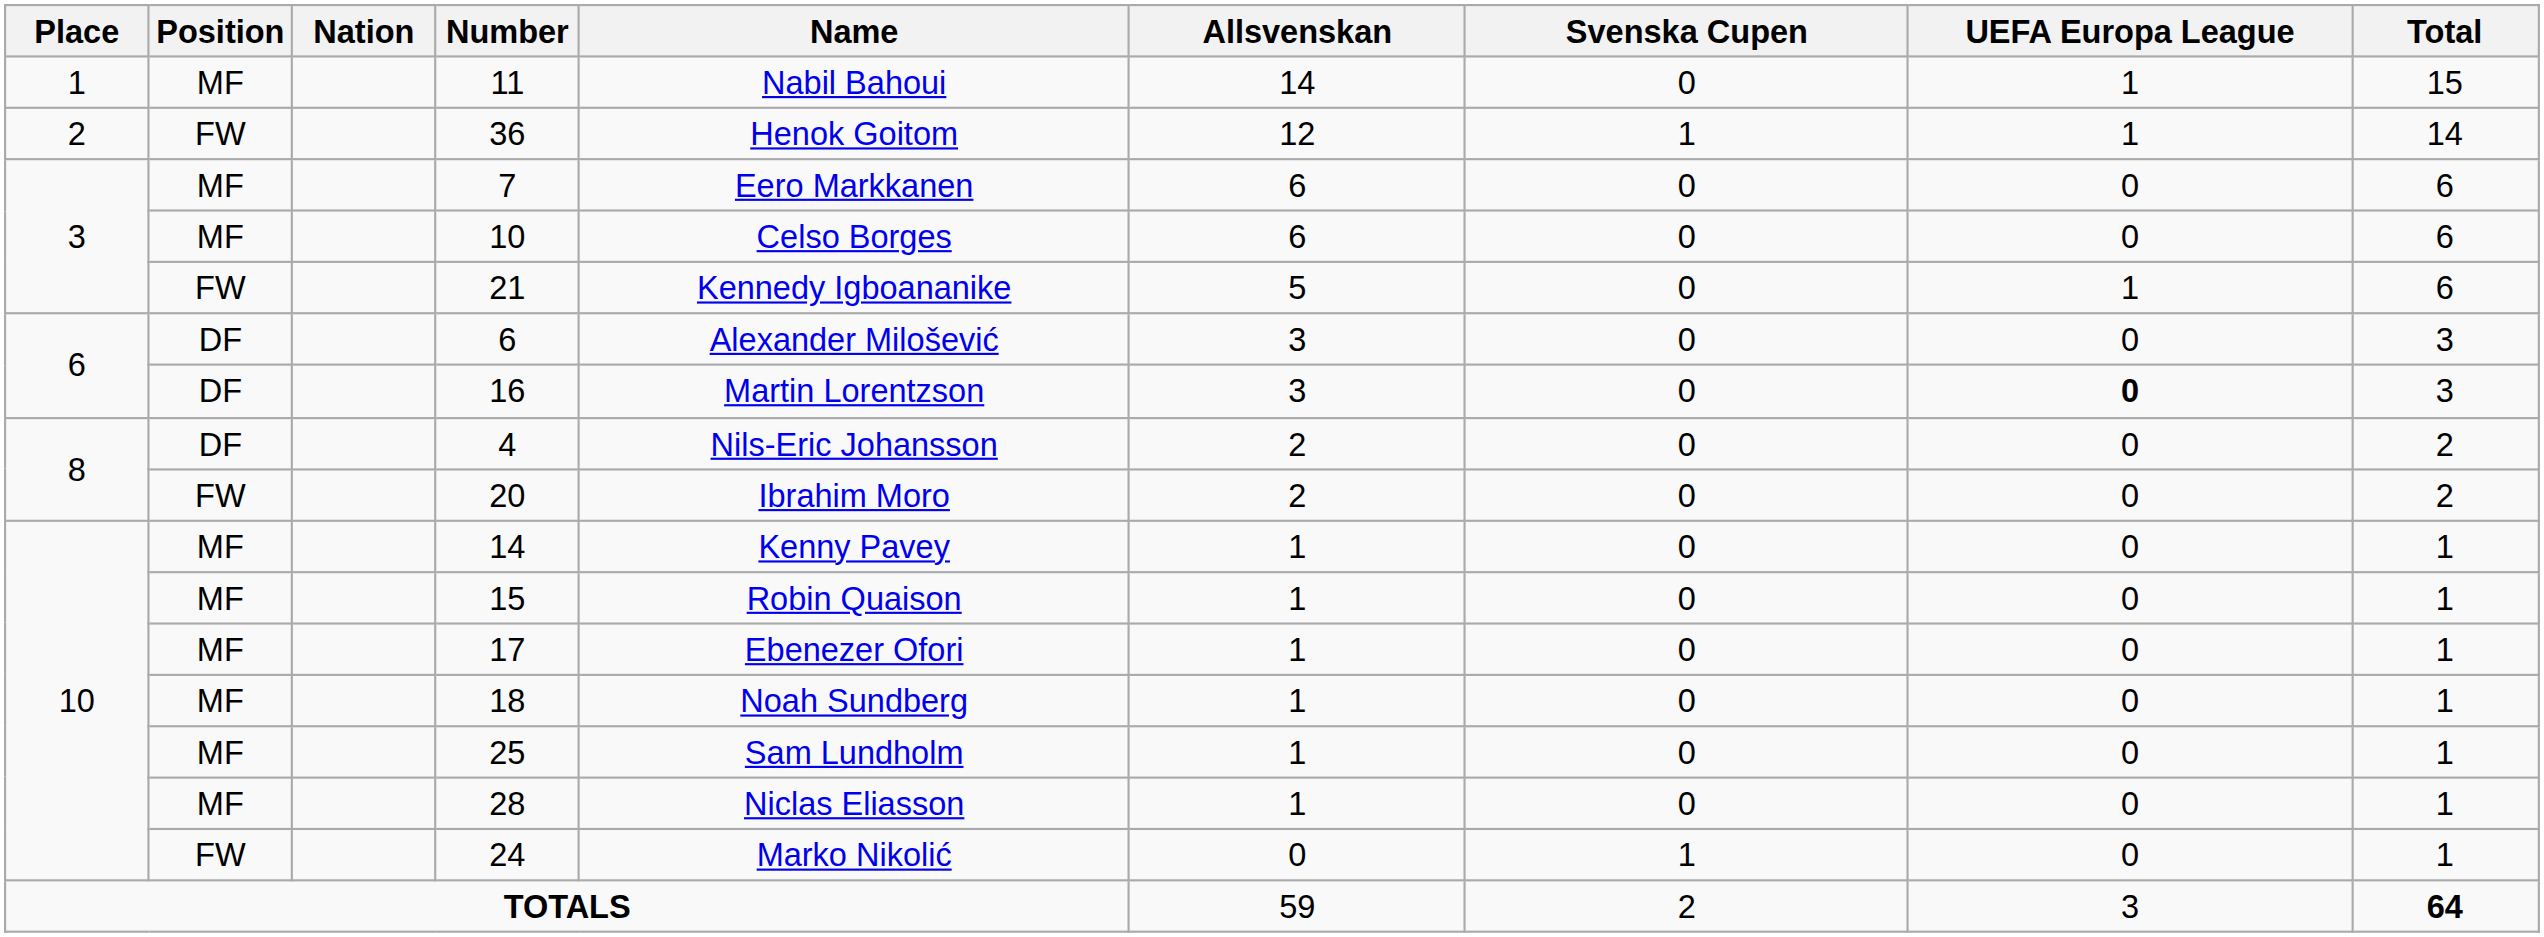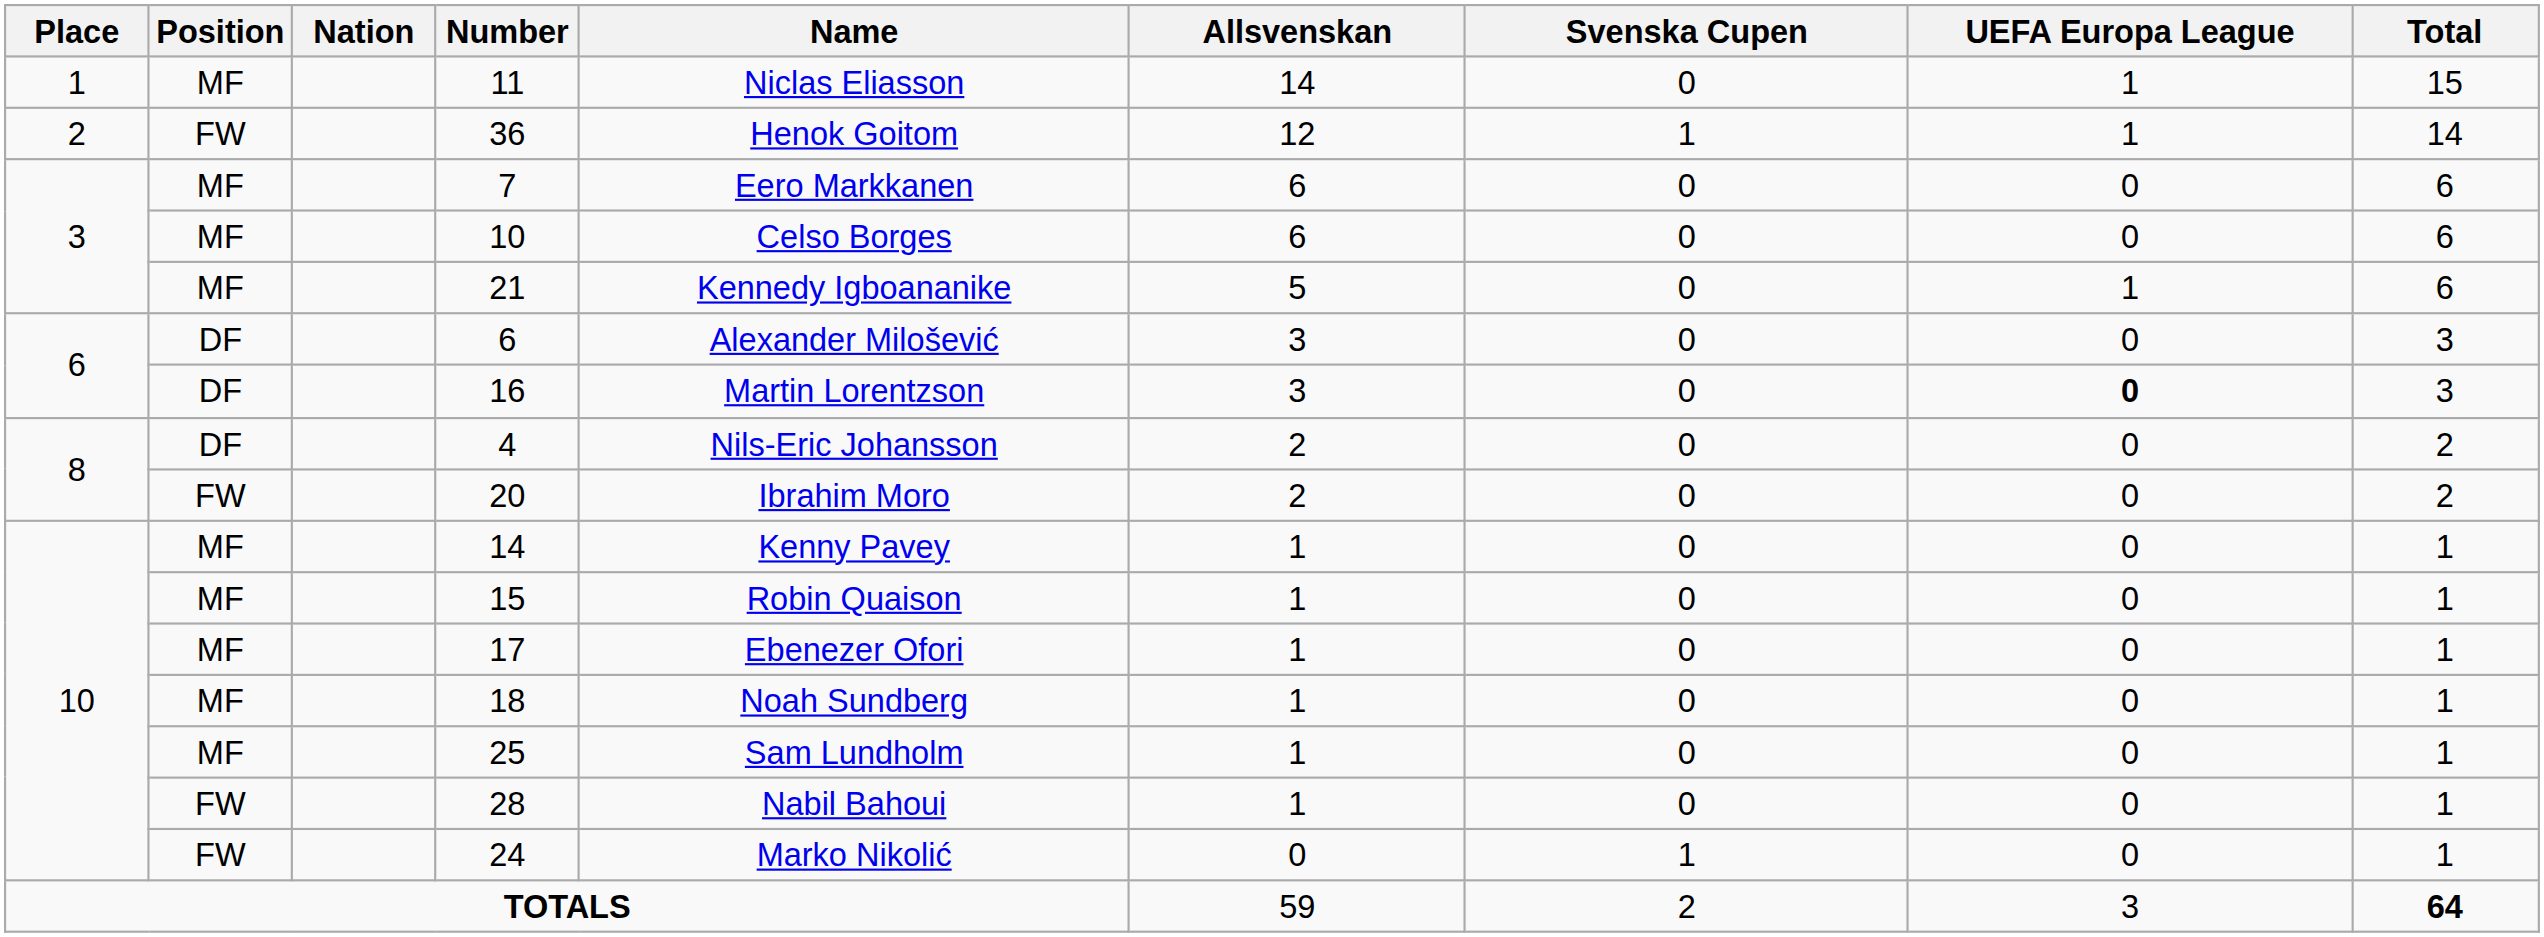(854, 82) Nabil Bahoui -> (854, 82) Niclas Eliasson
(220, 288) FW -> (220, 288) MF
(220, 803) MF -> (220, 803) FW
(854, 803) Niclas Eliasson -> (854, 803) Nabil Bahoui
